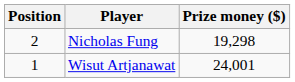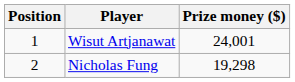rows swapped: (122, 65) <-> (113, 41)
